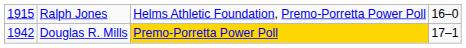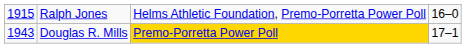(21, 33) 1942 -> (21, 33) 1943
